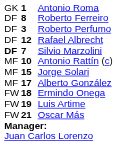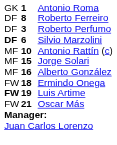- row: (70, 40)
(24, 50) 7 -> (24, 40) 6
(26, 82) 17 -> (26, 72) 16
(12, 104) normal -> (12, 93) bold
